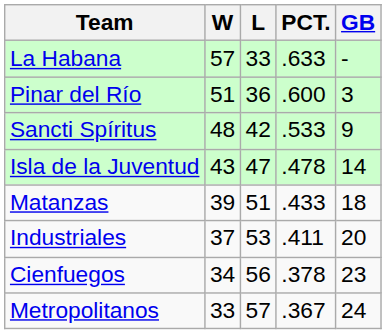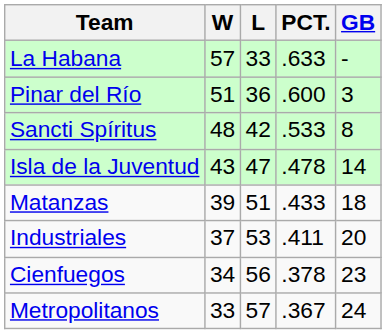(347, 130) 9 -> (347, 130) 8
